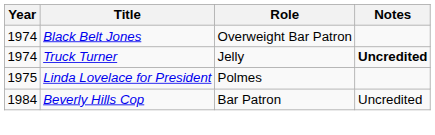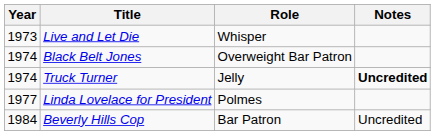+ row: (91, 36)
(22, 78) 1975 -> (22, 99) 1977
